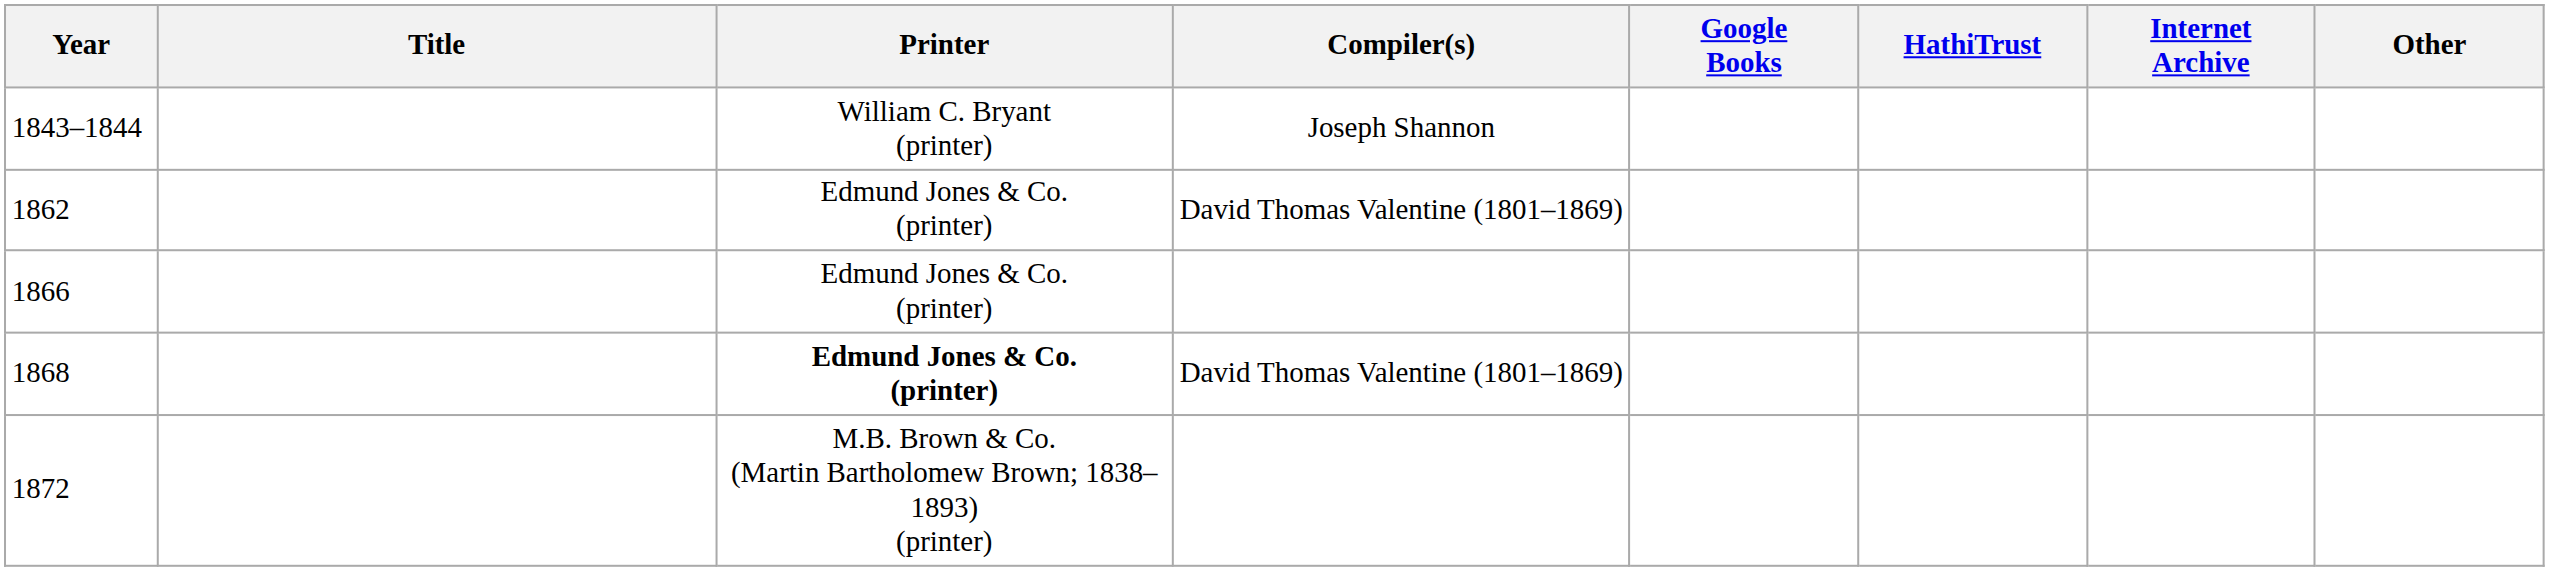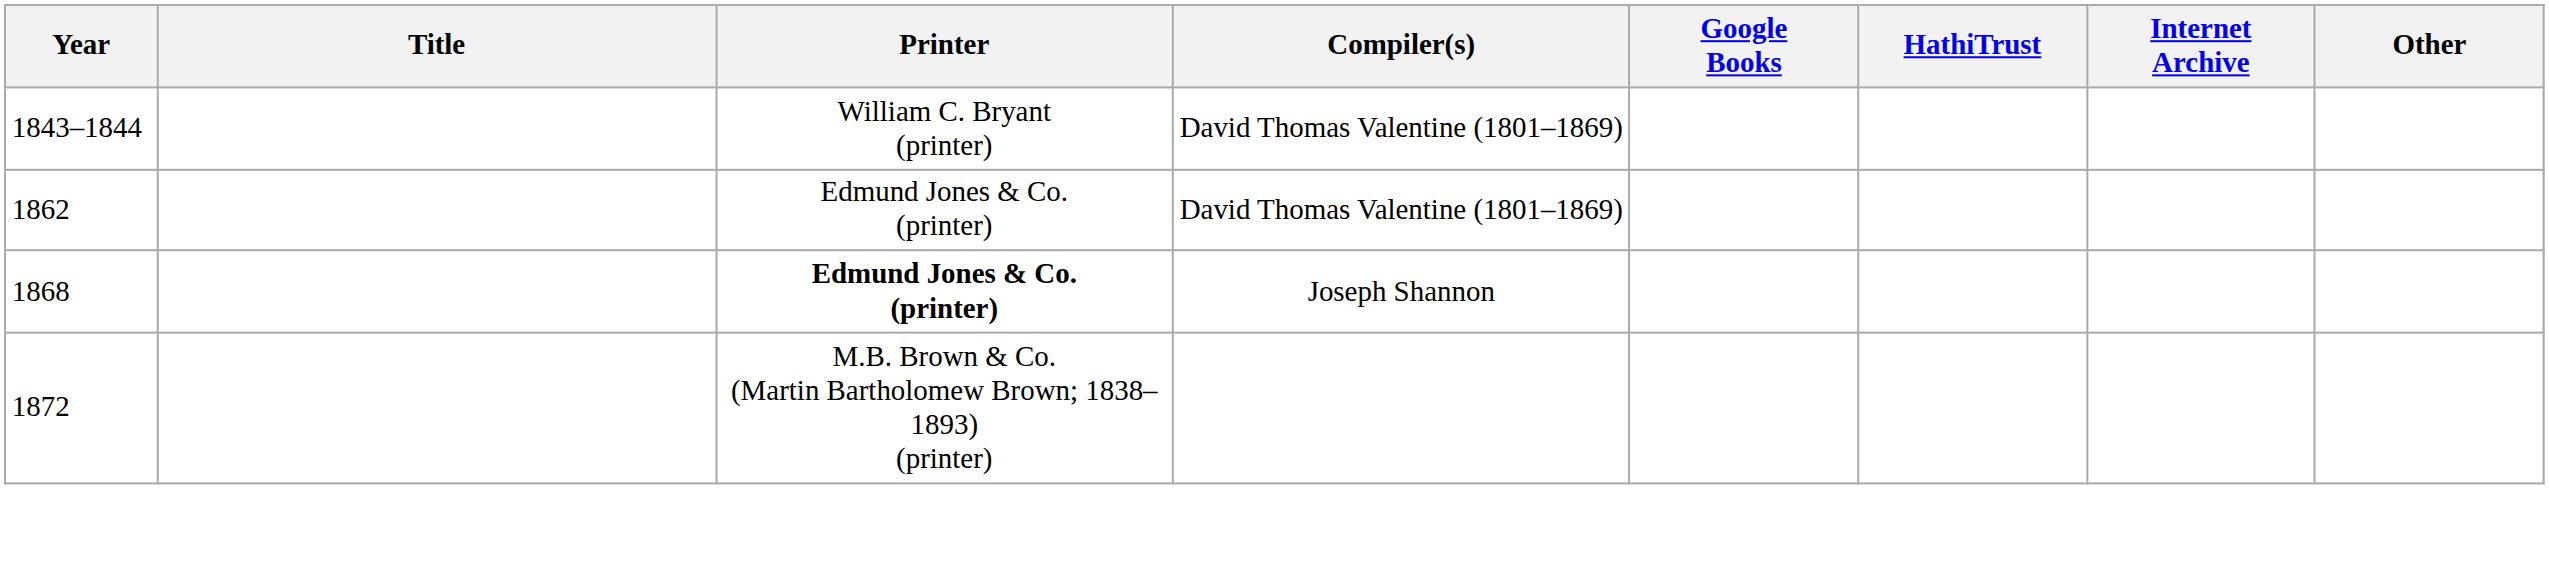(1401, 127) Joseph Shannon -> (1401, 127) David Thomas Valentine (1801–1869)
- row: (41, 291)
(1401, 373) David Thomas Valentine (1801–1869) -> (1401, 291) Joseph Shannon
